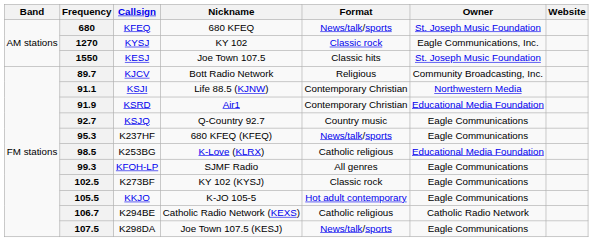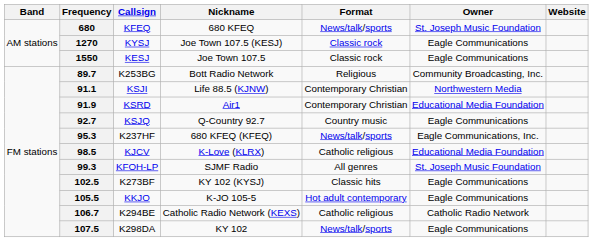(231, 43) KY 102 -> (231, 43) Joe Town 107.5 (KESJ)
(478, 43) Eagle Communications, Inc. -> (478, 43) Eagle Communications
(356, 58) Classic hits -> (356, 58) Classic rock
(478, 58) St. Joseph Music Foundation -> (478, 58) Eagle Communications
(137, 74) KJCV -> (137, 74) K253BG
(478, 136) Eagle Communications -> (478, 136) Eagle Communications, Inc.
(137, 151) K253BG -> (137, 151) KJCV
(478, 167) Eagle Communications -> (478, 167) St. Joseph Music Foundation
(356, 182) Classic rock -> (356, 182) Classic hits
(231, 228) Joe Town 107.5 (KESJ) -> (231, 228) KY 102
